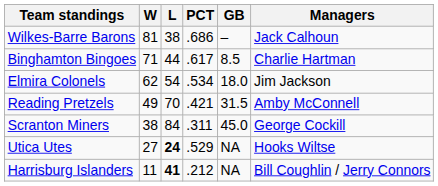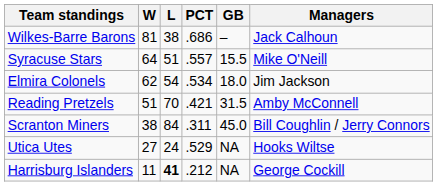- row: (72, 59)
+ row: (55, 59)
(150, 103) 49 -> (149, 103) 51
(300, 125) George Cockill -> (341, 125) Bill Coughlin / Jerry Connors
(172, 147) bold -> (171, 147) normal
(342, 170) Bill Coughlin / Jerry Connors -> (299, 170) George Cockill
